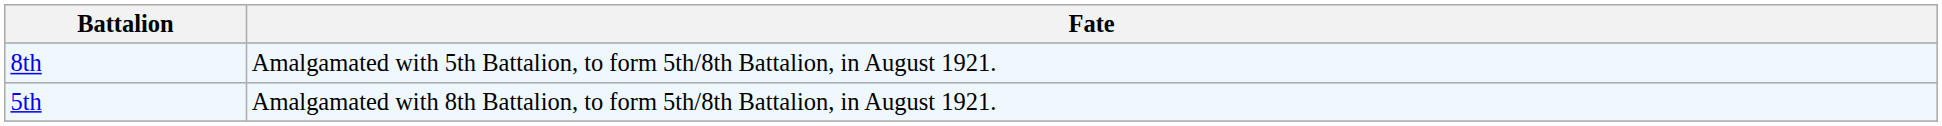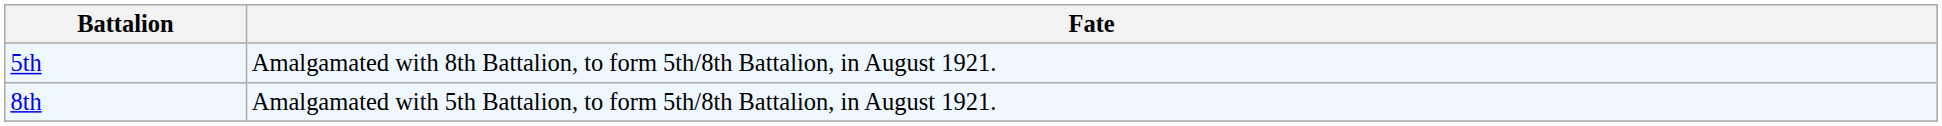rows swapped: (26, 101) <-> (26, 62)
